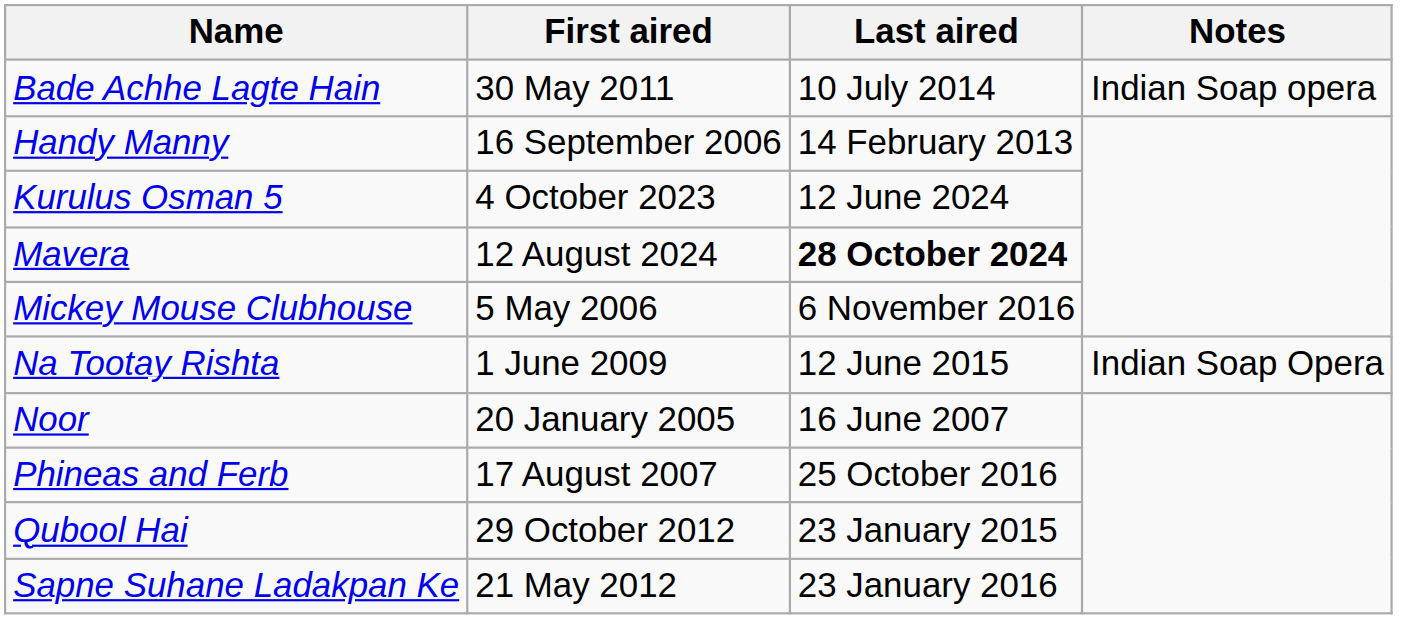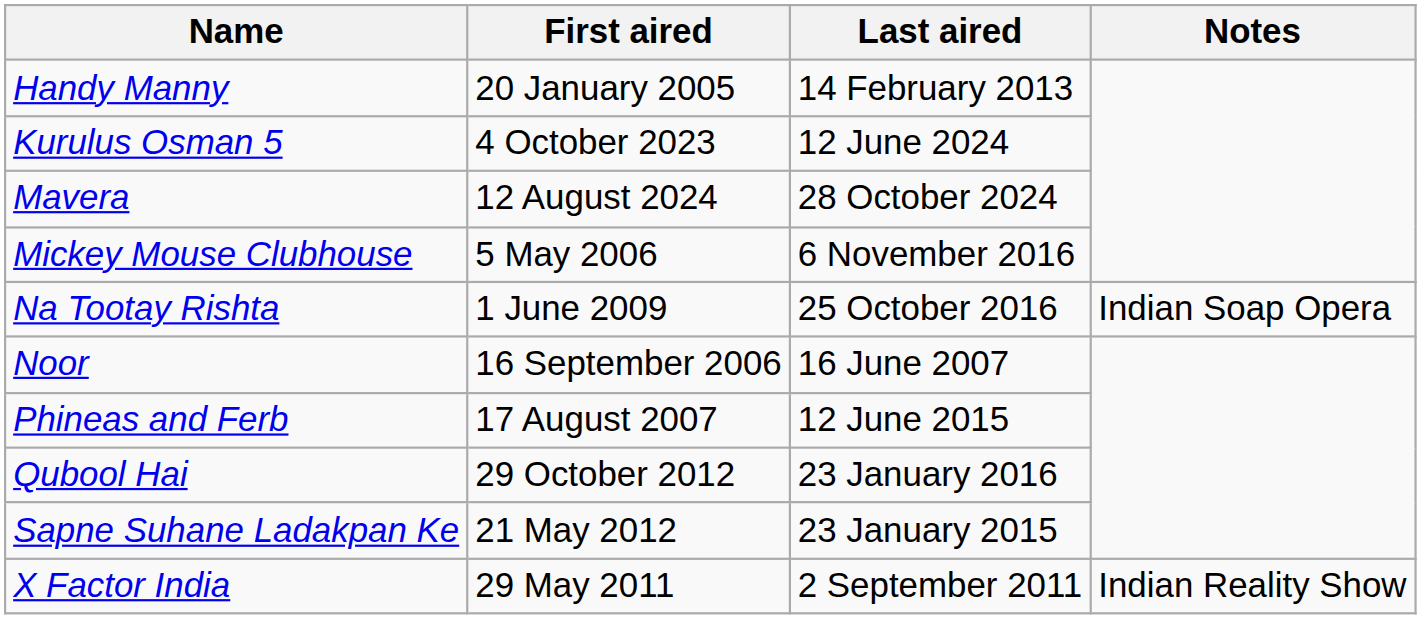- row: (197, 87)
(628, 142) 16 September 2006 -> (605, 87) 20 January 2005
(933, 253) bold -> (928, 198) normal
(903, 364) 12 June 2015 -> (928, 308) 25 October 2016
(605, 419) 20 January 2005 -> (628, 364) 16 September 2006
(928, 474) 25 October 2016 -> (903, 419) 12 June 2015
(928, 530) 23 January 2015 -> (928, 474) 23 January 2016
(928, 585) 23 January 2016 -> (928, 530) 23 January 2015
+ row: (122, 585)
